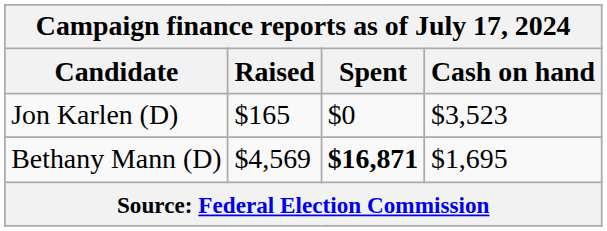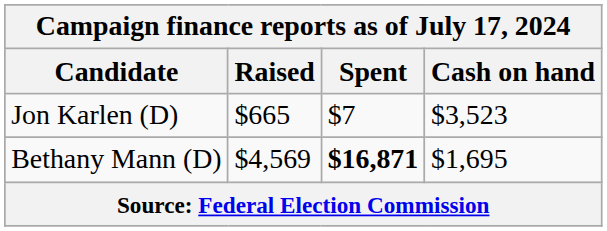(262, 114) $165 -> (262, 114) $665
(342, 114) $0 -> (342, 114) $7
